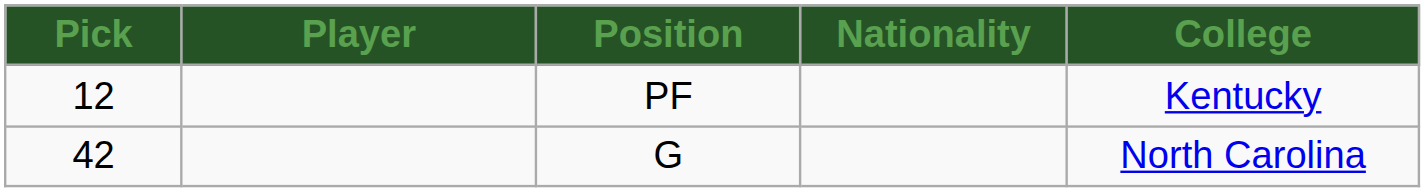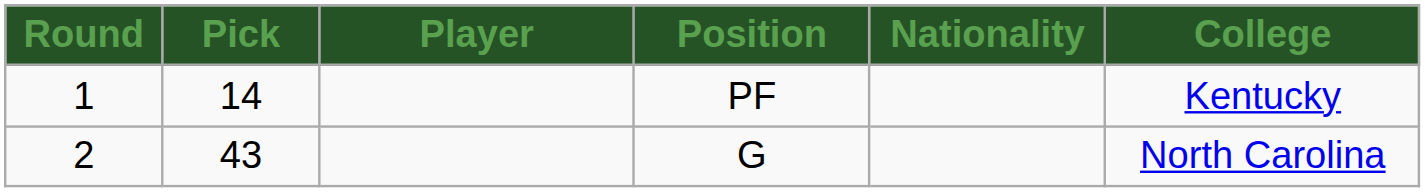+ column: (84, 34)
(94, 95) 12 -> (241, 95) 14
(94, 155) 42 -> (241, 155) 43
